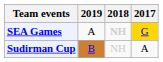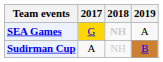columns swapped: (145, 13) <-> (91, 13)
